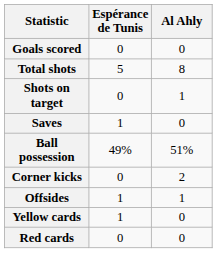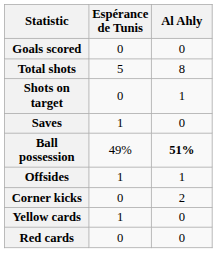(182, 150) normal -> (182, 150) bold
rows swapped: (47, 177) <-> (47, 197)
